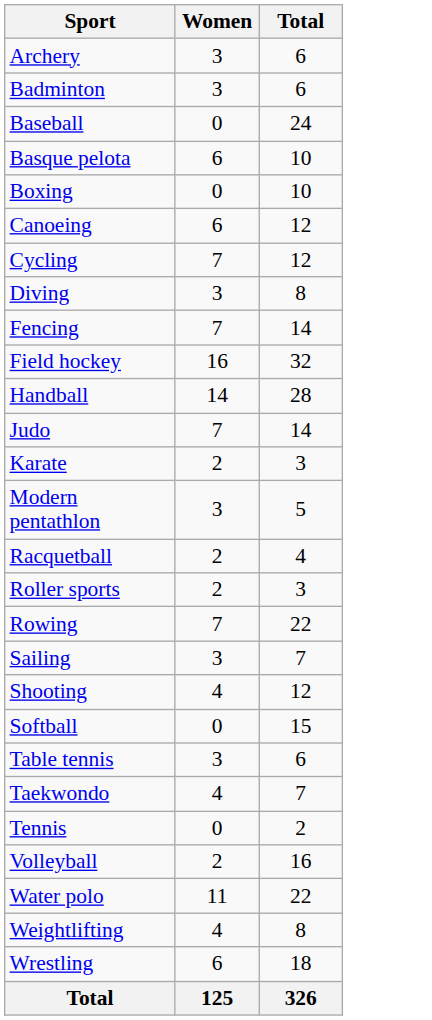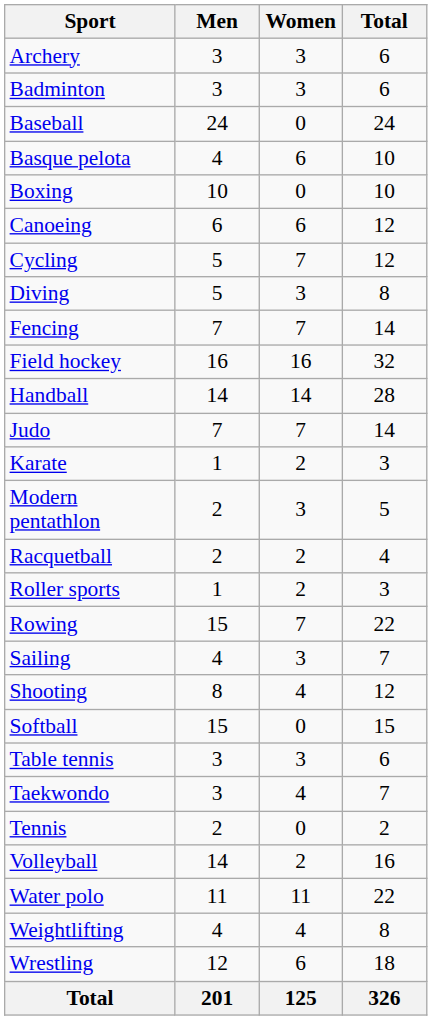+ column: (217, 21)
